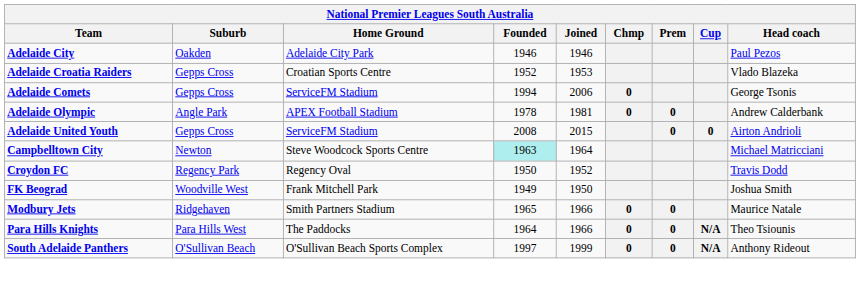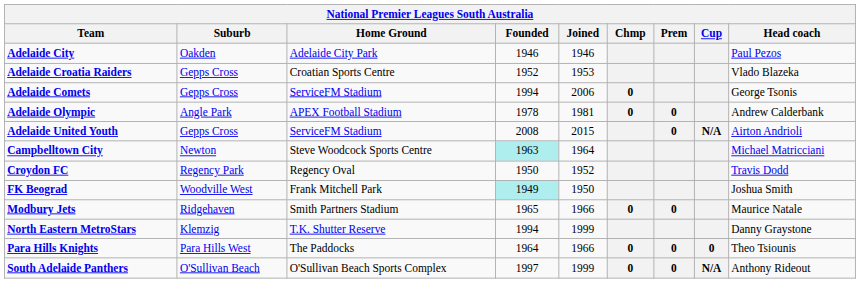(711, 131) 0 -> (712, 131) N/A
(525, 189) no background -> (527, 189) paleturquoise background
+ row: (72, 229)
(711, 229) N/A -> (712, 248) 0
